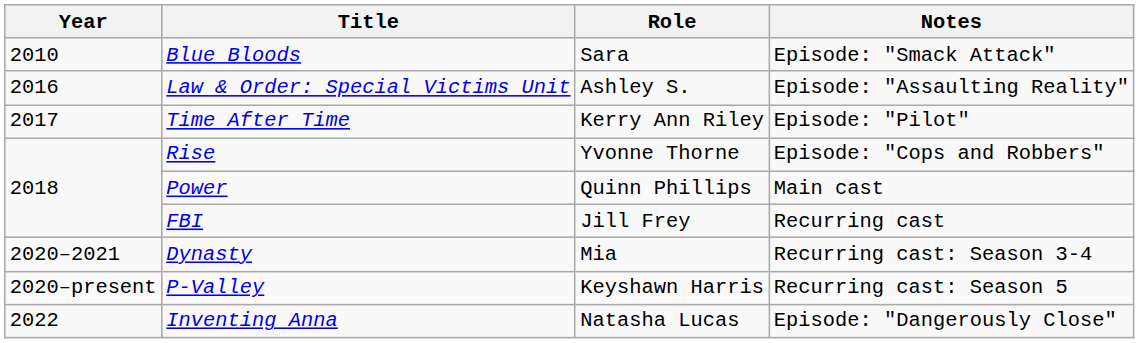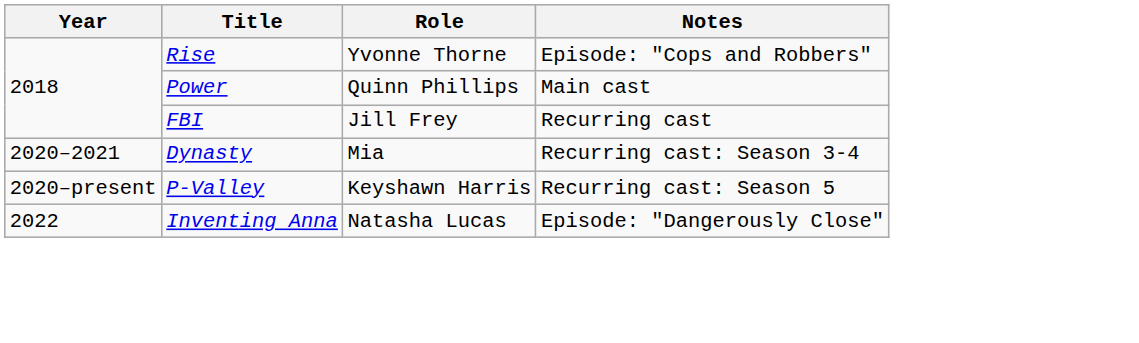- row: (234, 55)
- row: (368, 88)
- row: (258, 121)
